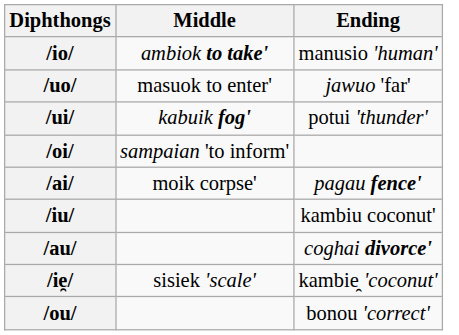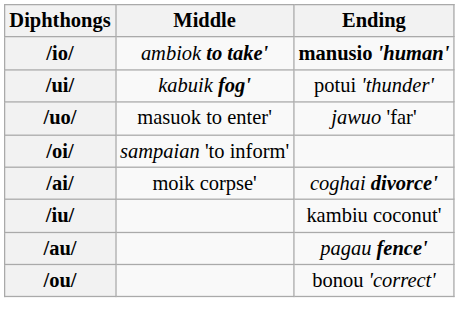(368, 53) normal -> (374, 53) bold
rows swapped: (60, 85) <-> (60, 118)
(368, 183) pagau fence' -> (374, 183) coghai divorce'
(368, 248) coghai divorce' -> (374, 248) pagau fence'
- row: (60, 280)
